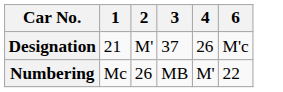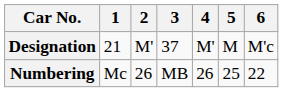+ column: (231, 18)
(205, 45) 26 -> (205, 45) M'
(205, 73) M' -> (205, 73) 26
